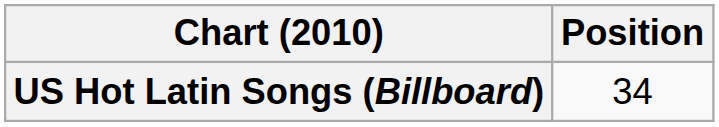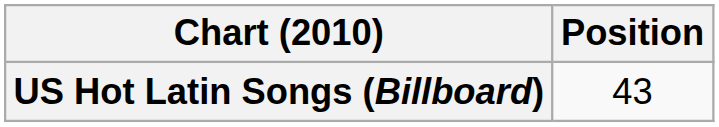(633, 90) 34 -> (633, 90) 43
